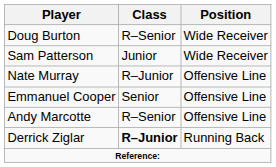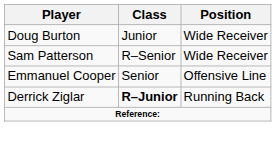(148, 35) R–Senior -> (139, 35) Junior
(139, 55) Junior -> (148, 55) R–Senior
- row: (43, 76)
- row: (49, 117)
